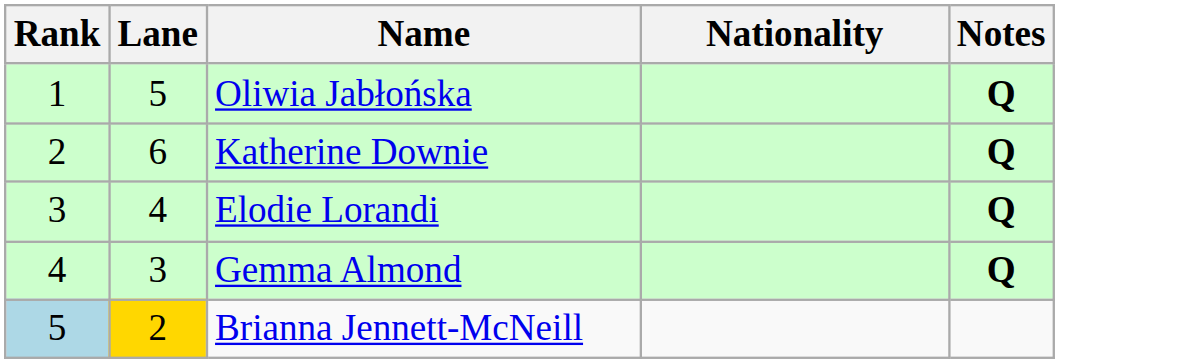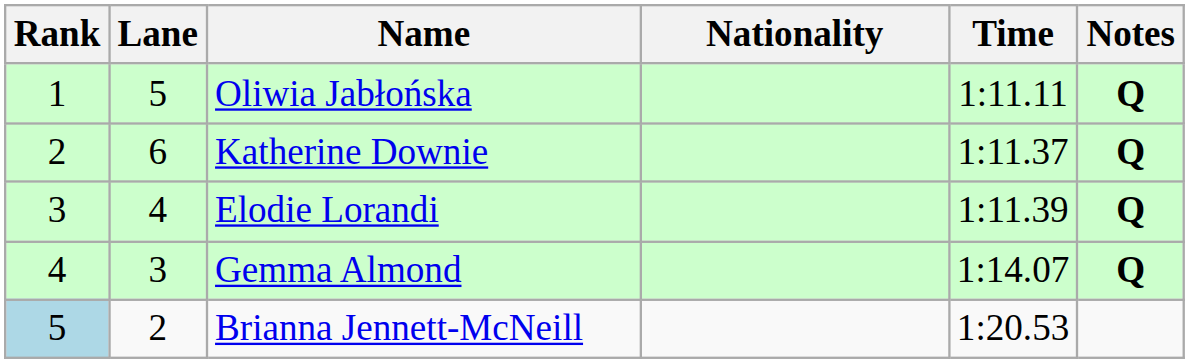+ column: (1013, 33)
(158, 328) gold background -> (158, 328) no background
